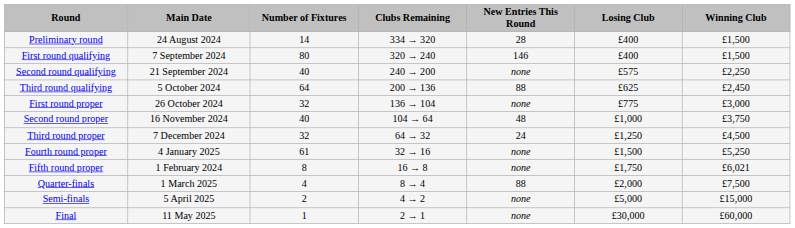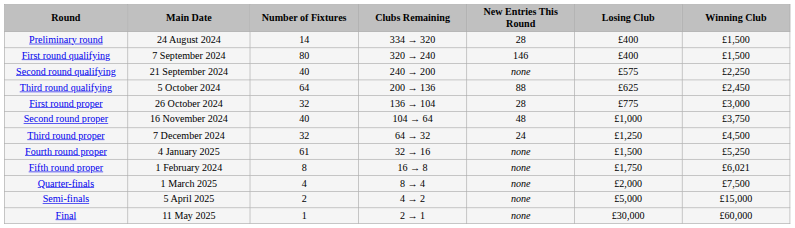(521, 103) none -> (521, 103) 28
(521, 183) 88 -> (521, 183) none
